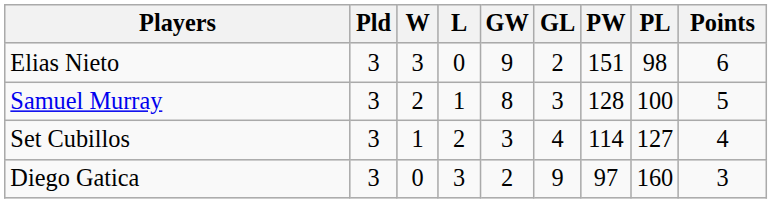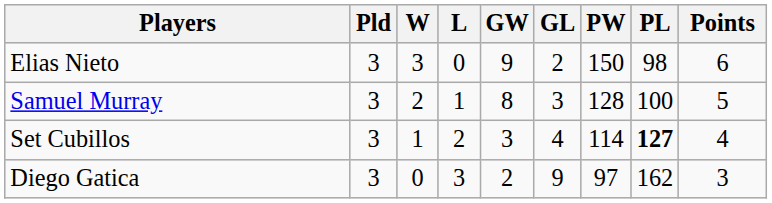(606, 62) 151 -> (606, 62) 150
(655, 139) normal -> (655, 139) bold
(655, 178) 160 -> (655, 178) 162
